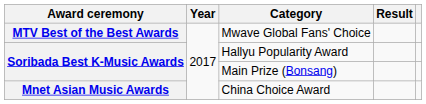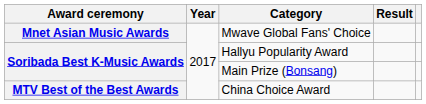(96, 33) MTV Best of the Best Awards -> (96, 33) Mnet Asian Music Awards
(96, 90) Mnet Asian Music Awards -> (96, 90) MTV Best of the Best Awards
